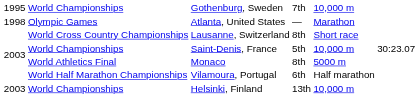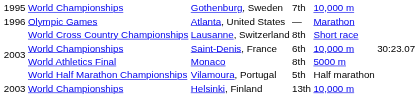(15, 21) 1998 -> (15, 21) 1996
(299, 48) 5th -> (299, 48) 6th
(299, 75) 6th -> (299, 75) 5th
